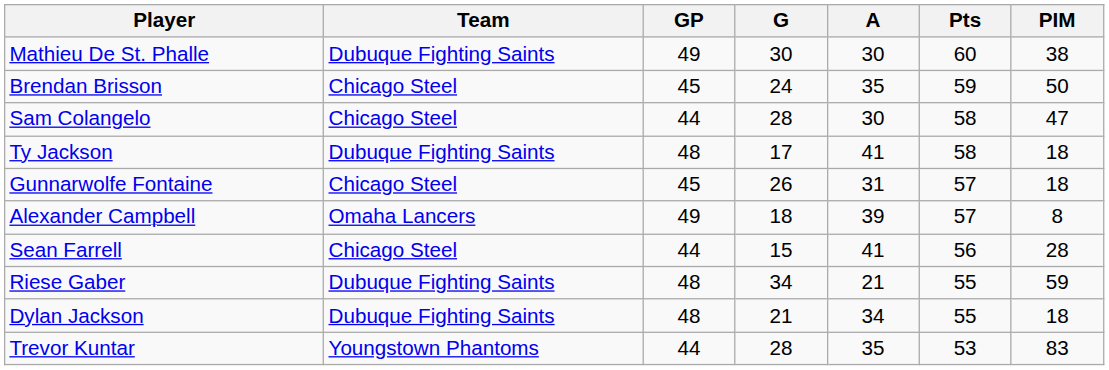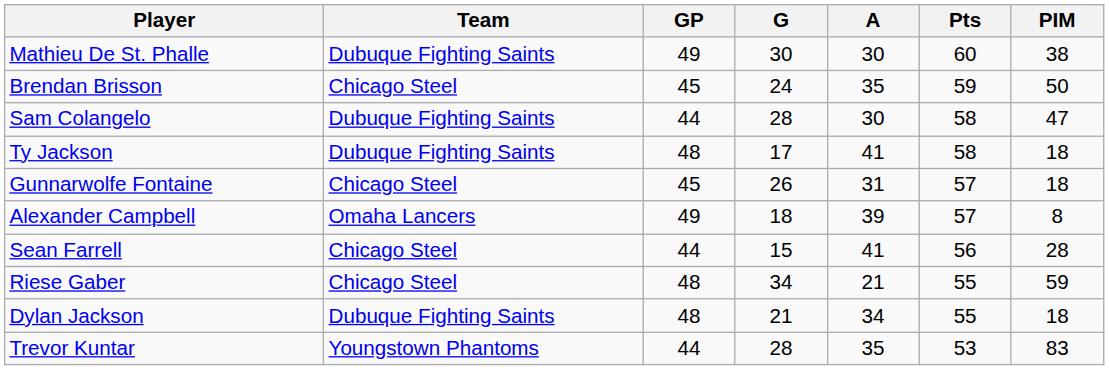(393, 119) Chicago Steel -> (442, 119) Dubuque Fighting Saints
(442, 282) Dubuque Fighting Saints -> (393, 282) Chicago Steel
